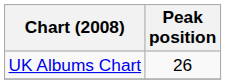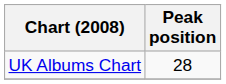(183, 65) 26 -> (183, 65) 28
